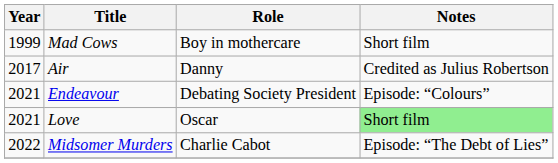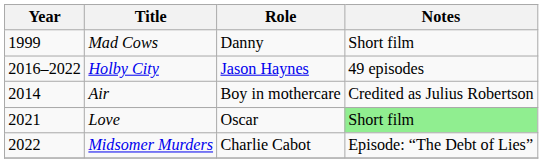(240, 42) Boy in mothercare -> (242, 42) Danny
+ row: (124, 68)
(24, 68) 2017 -> (24, 94) 2014
(202, 68) Danny -> (281, 94) Boy in mothercare
- row: (83, 94)
